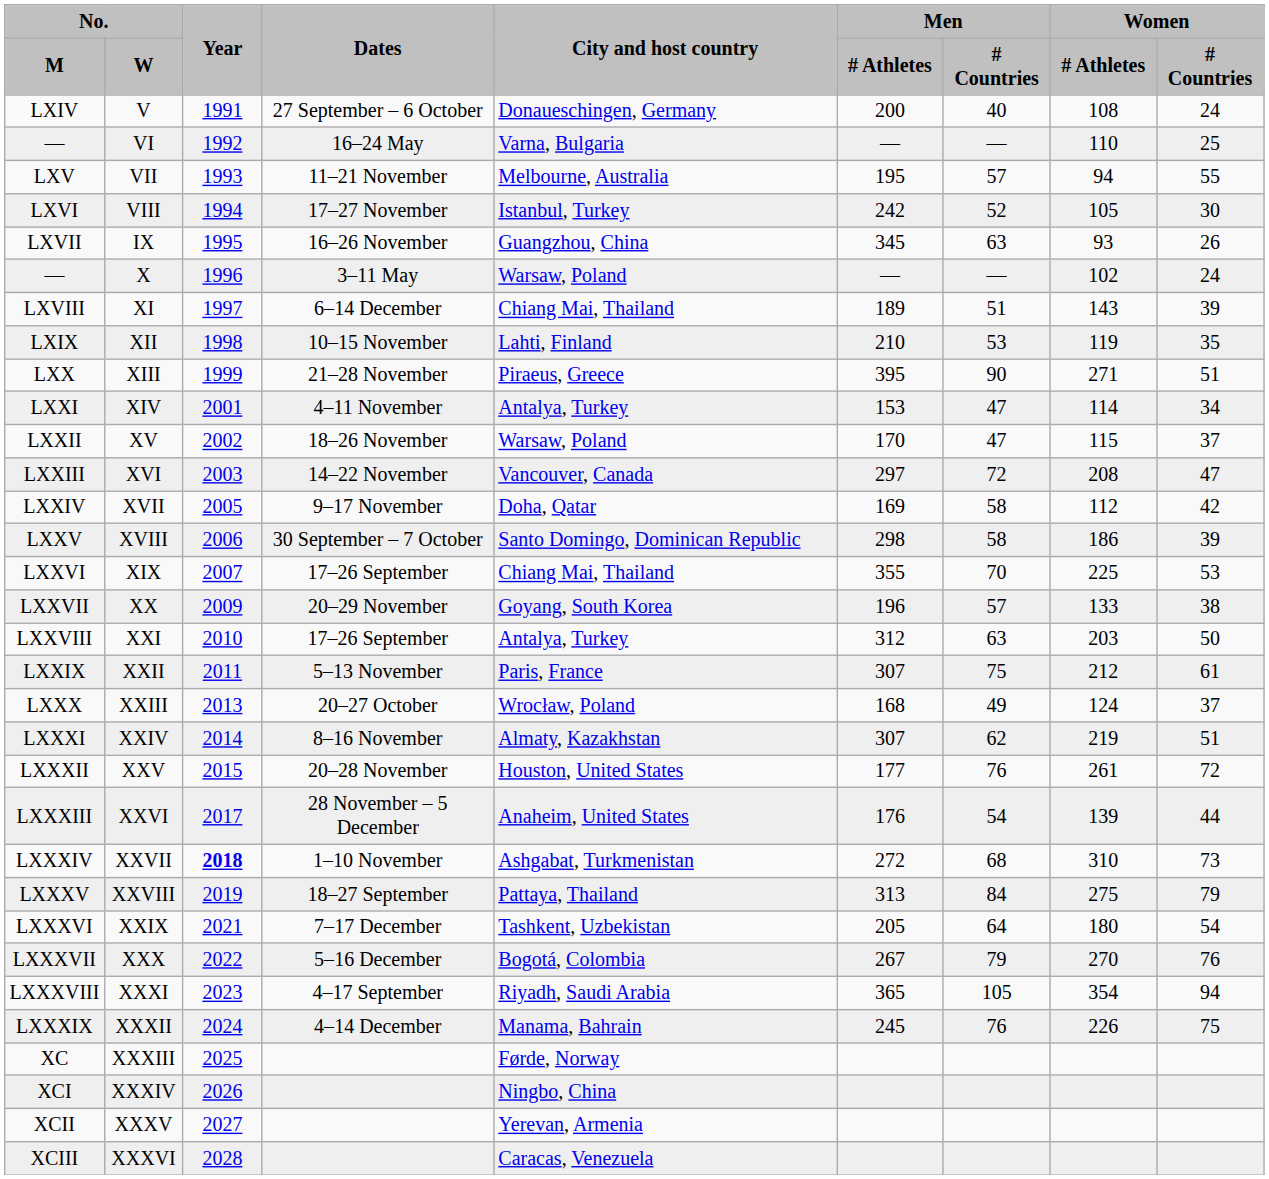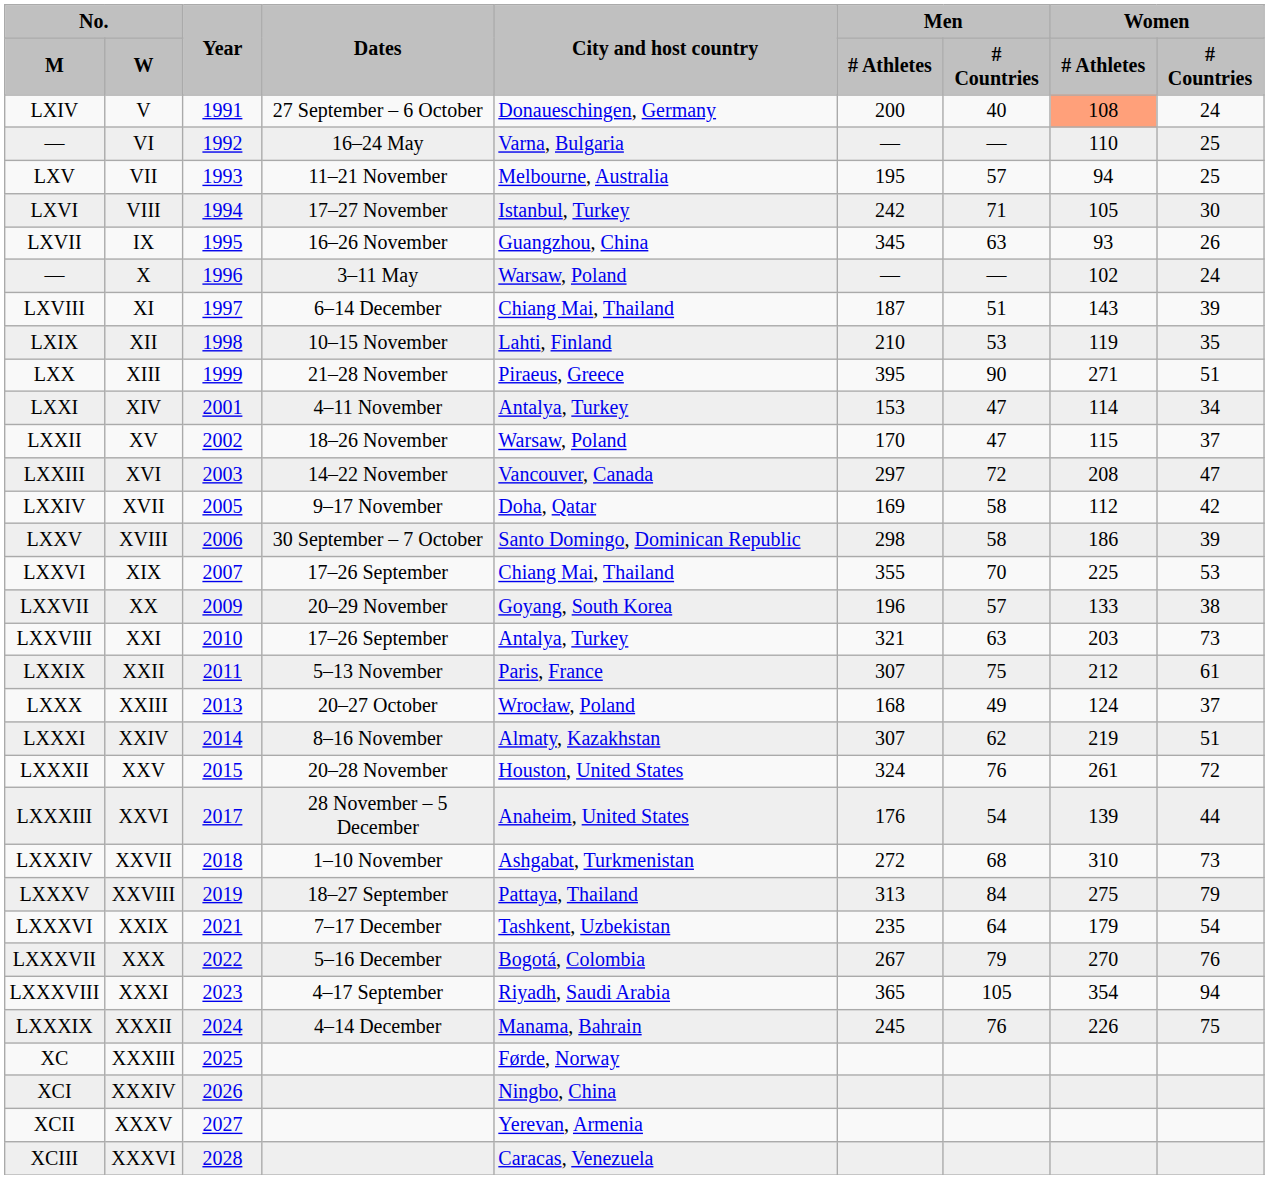(1103, 111) no background -> (1103, 111) lightsalmon background
(1210, 177) 55 -> (1210, 177) 25
(997, 210) 52 -> (997, 210) 71
(890, 309) 189 -> (890, 309) 187
(890, 639) 312 -> (890, 639) 321
(1210, 639) 50 -> (1210, 639) 73
(890, 771) 177 -> (890, 771) 324
(222, 860) bold -> (222, 860) normal
(890, 926) 205 -> (890, 926) 235
(1103, 926) 180 -> (1103, 926) 179
